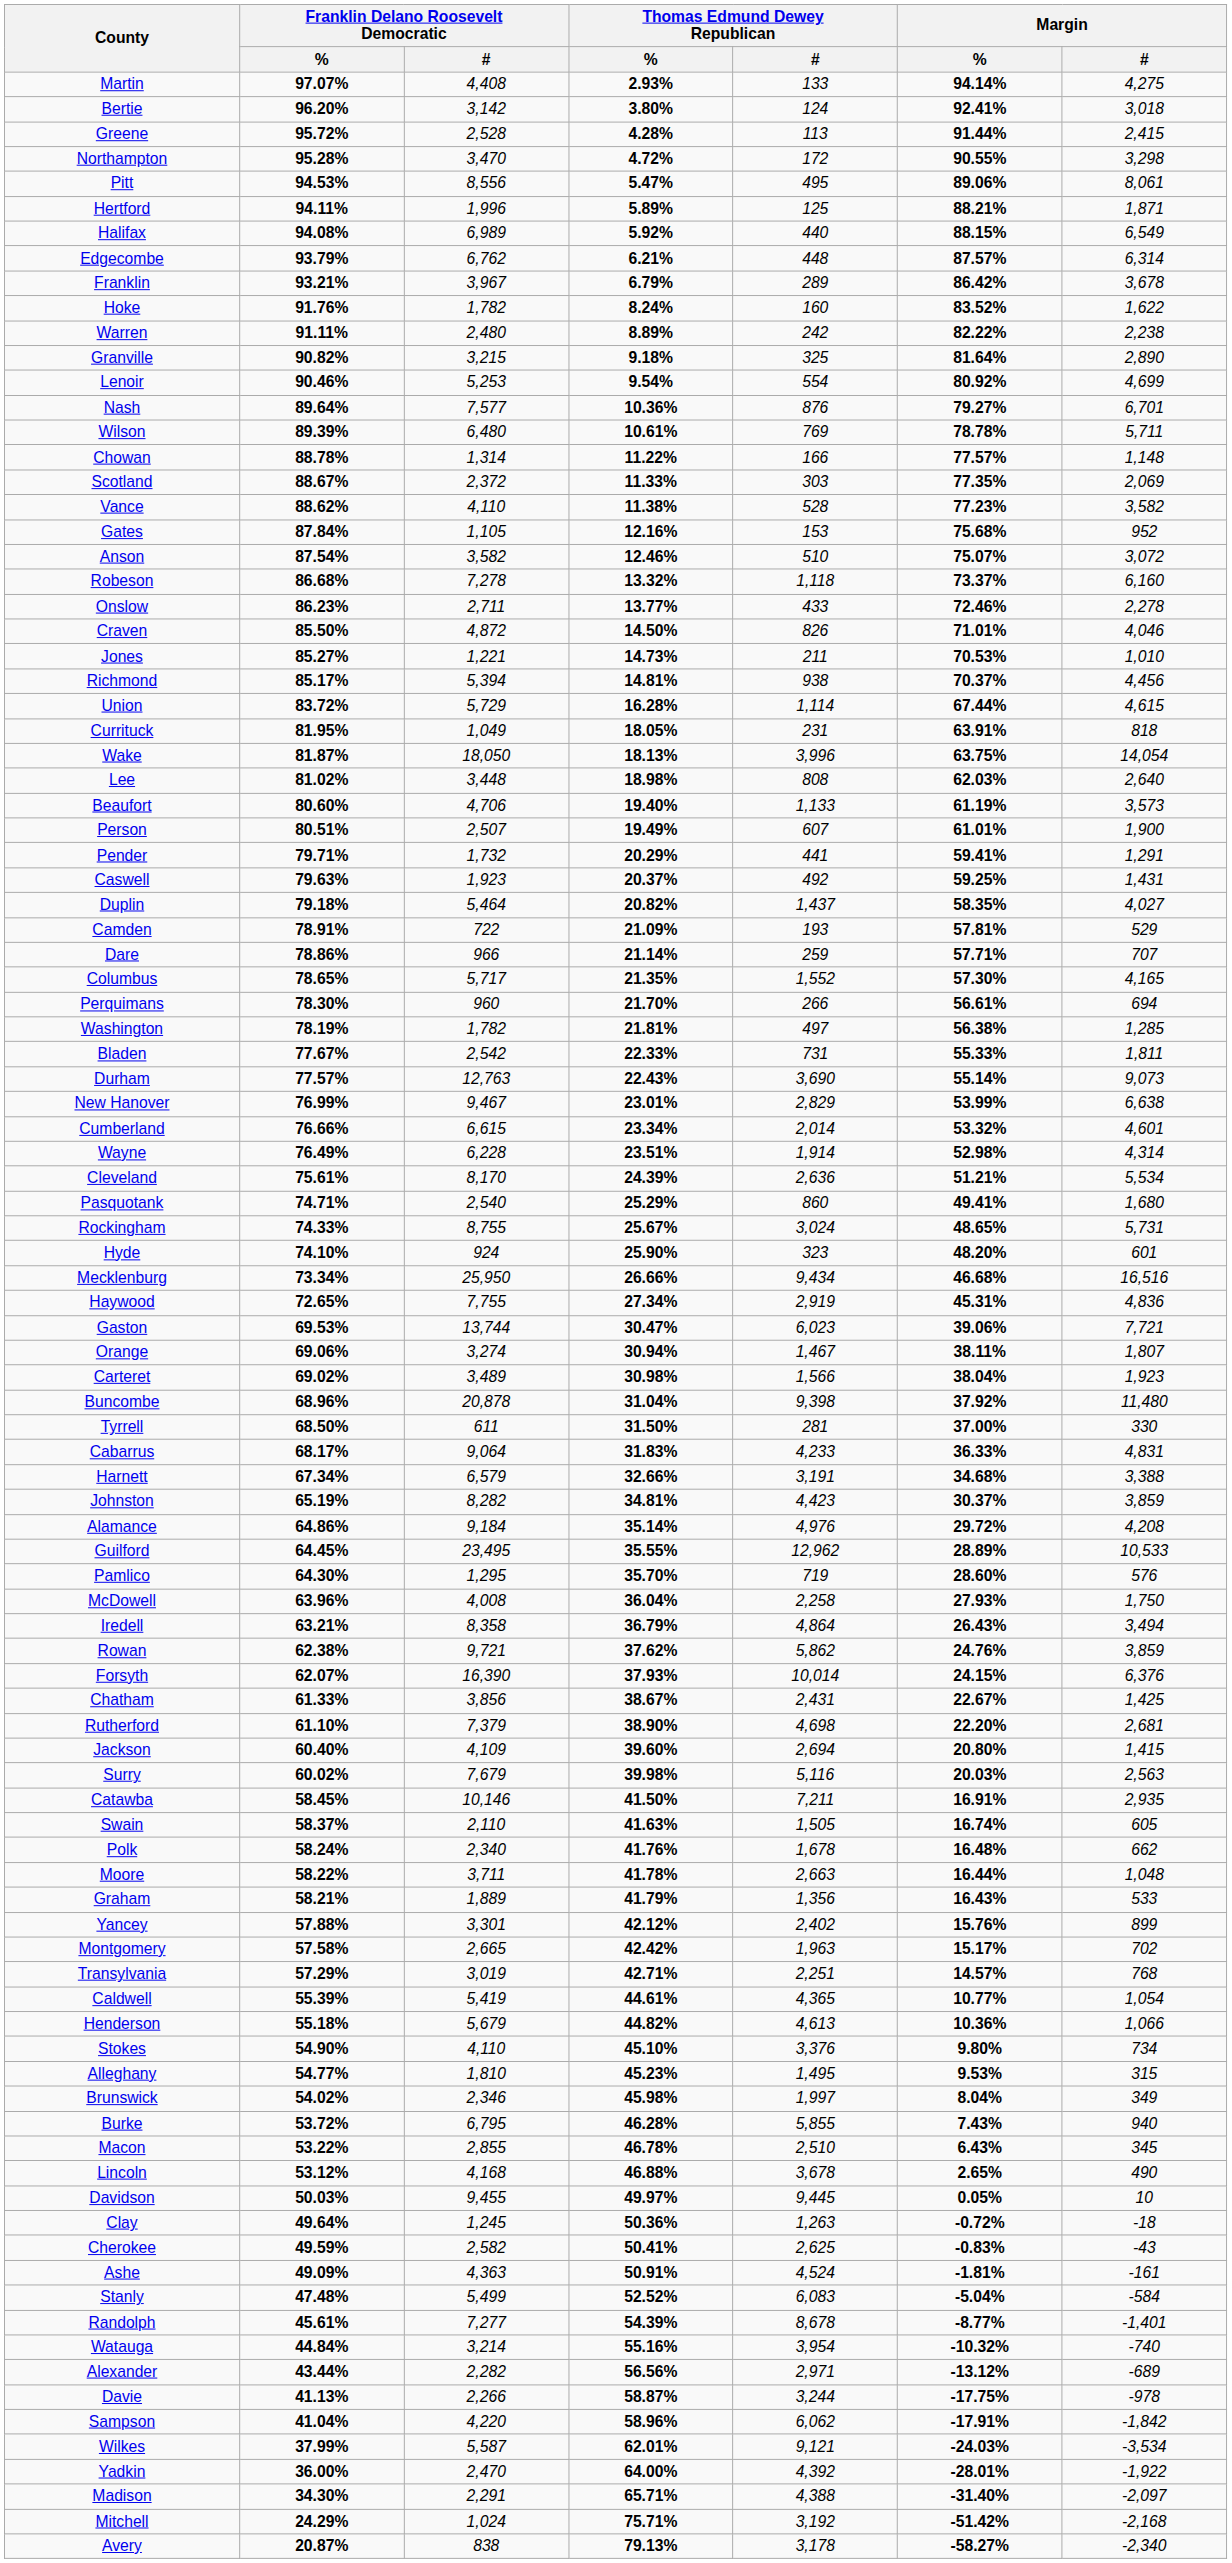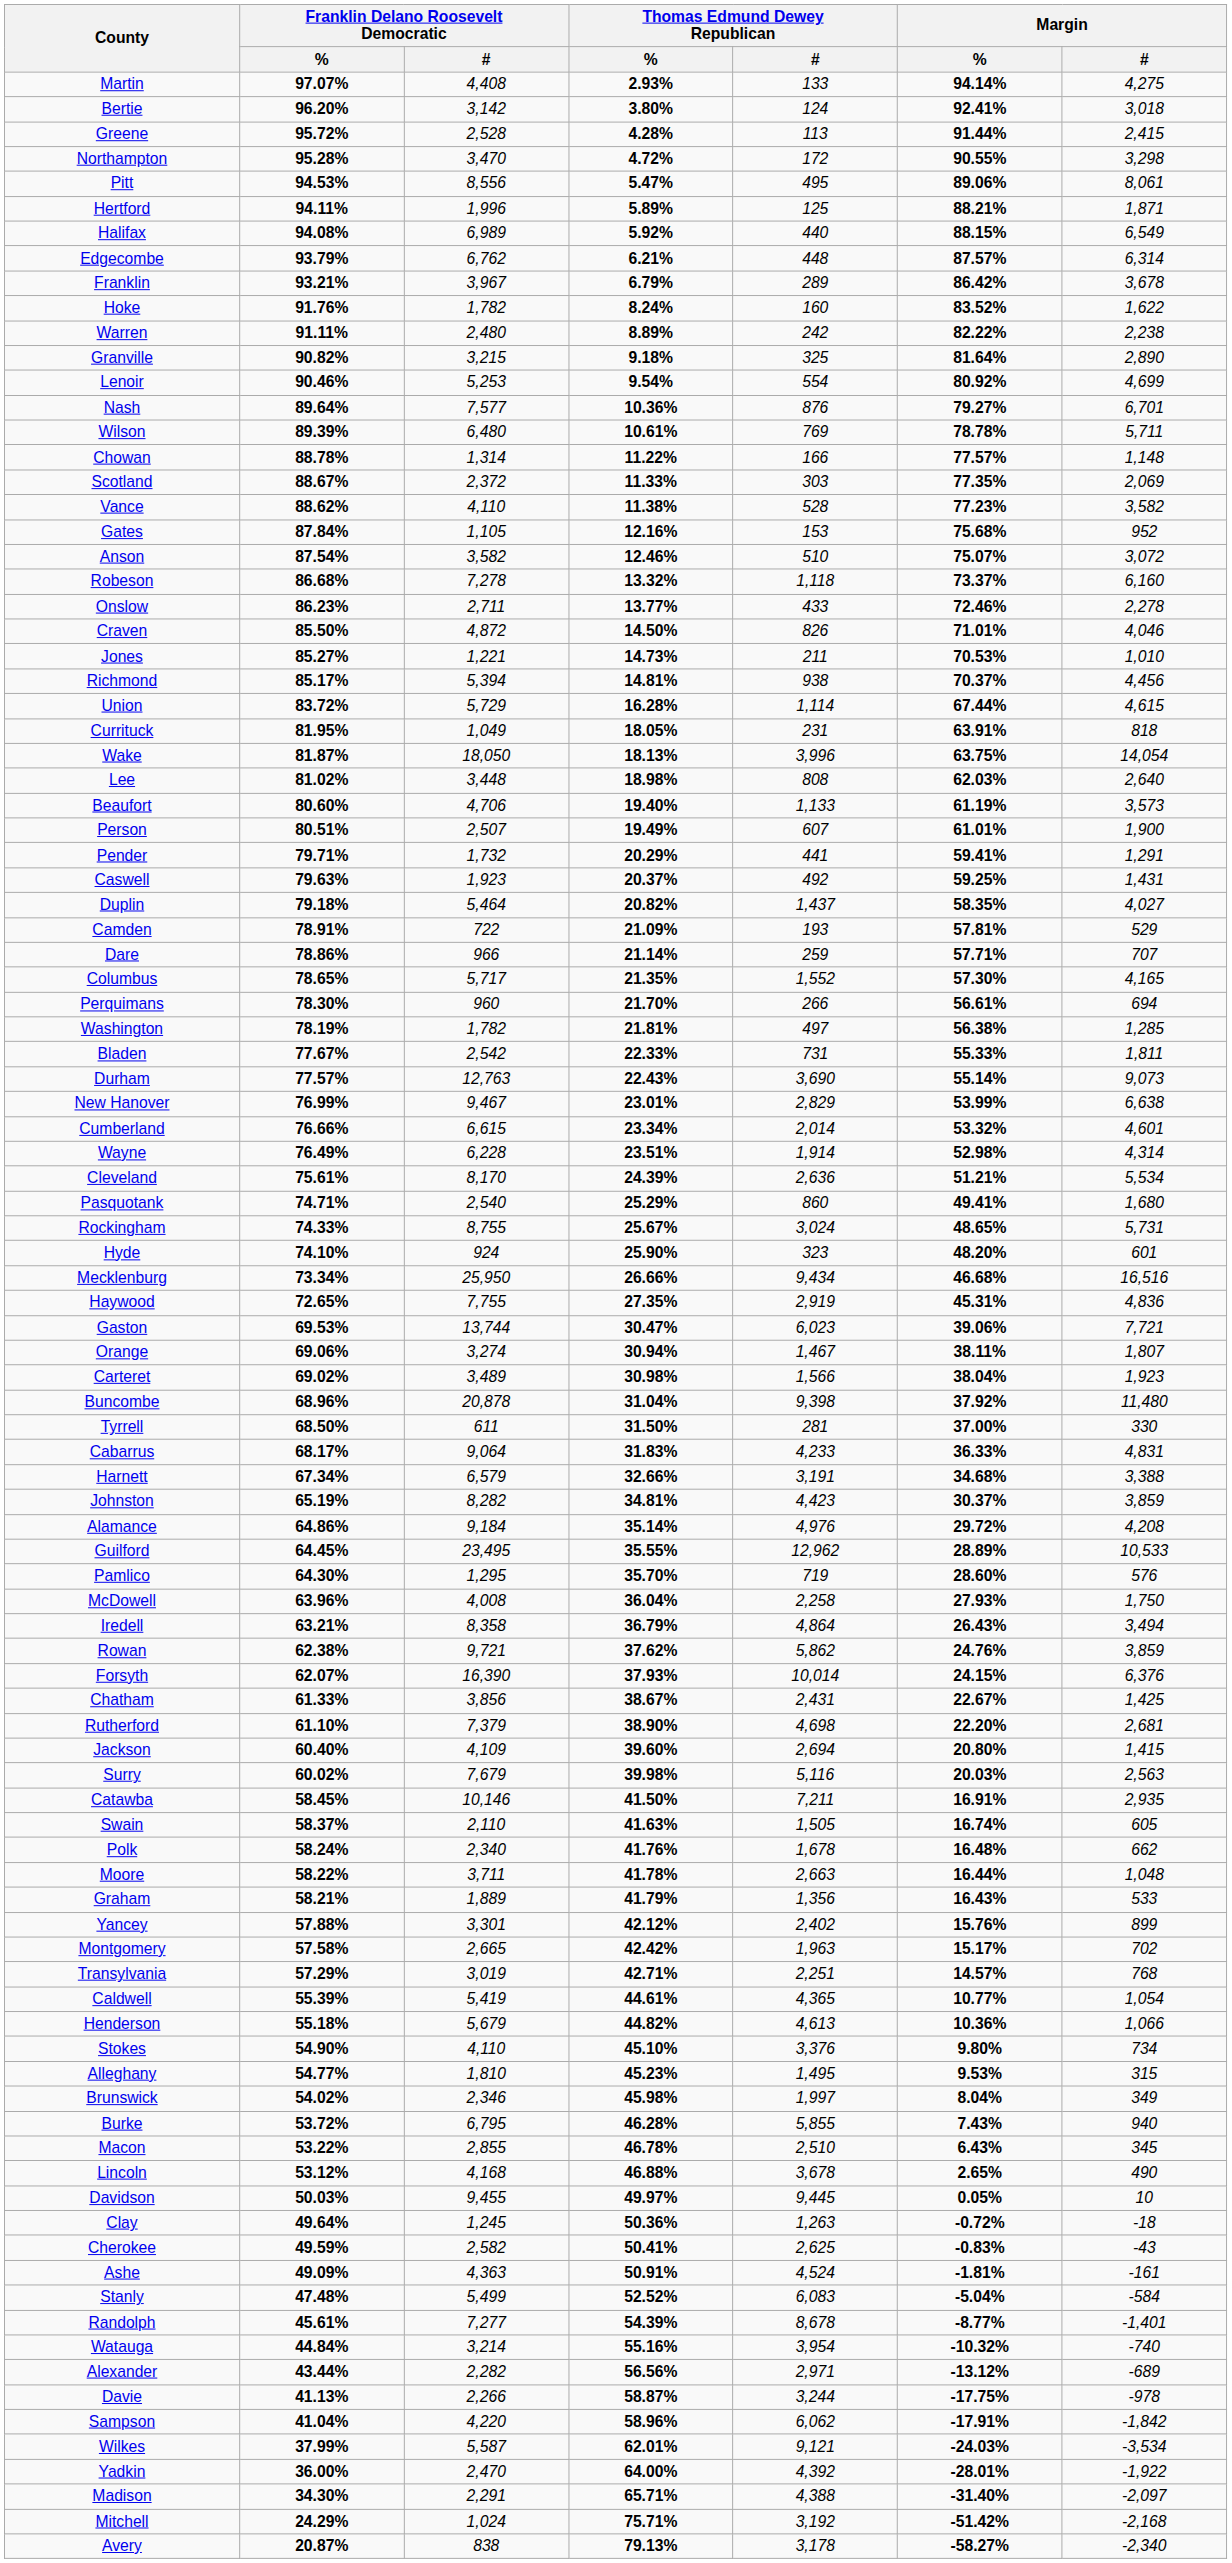(651, 1302) 27.34% -> (651, 1302) 27.35%
